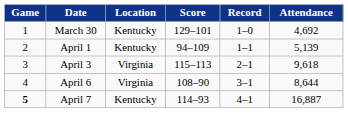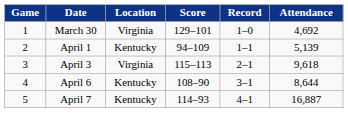(135, 30) Kentucky -> (135, 30) Virginia
(135, 82) Virginia -> (135, 82) Kentucky
(25, 99) bold -> (25, 99) normal
